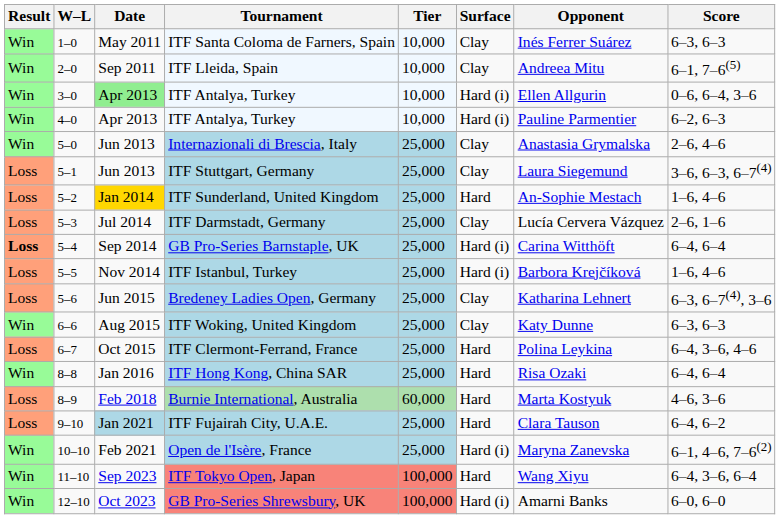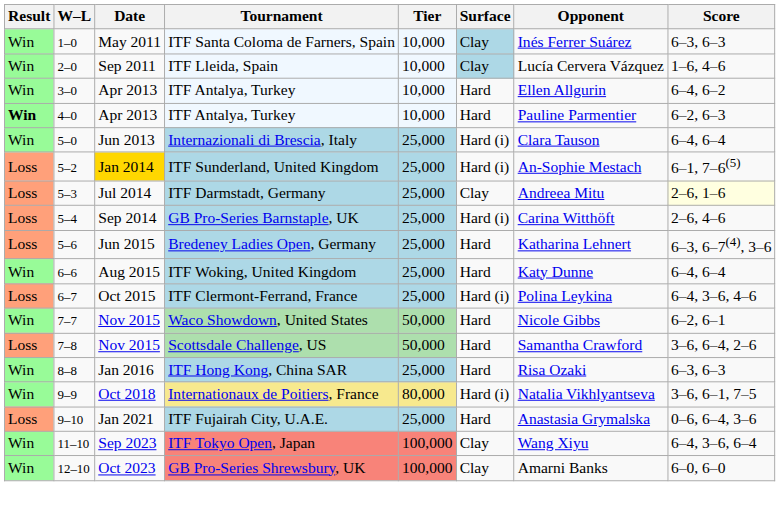(474, 41) no background -> (474, 41) lightblue background
(474, 68) no background -> (474, 66) lightblue background
(561, 68) Andreea Mitu -> (591, 66) Lucía Cervera Vázquez
(706, 68) 6–1, 7–6(5) -> (698, 66) 1–6, 4–6
(128, 94) lightgreen background -> (128, 90) no background
(484, 94) Hard (i) -> (475, 90) Hard
(714, 94) 0–6, 6–4, 3–6 -> (698, 90) 6–4, 6–2
(21, 119) normal -> (22, 115) bold
(484, 119) Hard (i) -> (475, 115) Hard
(474, 144) Clay -> (484, 139) Hard (i)
(584, 144) Anastasia Grymalska -> (559, 139) Clara Tauson
(698, 144) 2–6, 4–6 -> (698, 139) 6–4, 6–4
- row: (67, 171)
(475, 197) Hard -> (484, 166) Hard (i)
(698, 197) 1–6, 4–6 -> (706, 166) 6–1, 7–6(5)
(591, 222) Lucía Cervera Vázquez -> (561, 193) Andreea Mitu
(698, 222) no background -> (698, 193) lightyellow background
(23, 246) bold -> (23, 217) normal
(698, 246) 6–4, 6–4 -> (698, 217) 2–6, 4–6
- row: (67, 272)
(474, 298) Clay -> (475, 244) Hard
(474, 324) Clay -> (475, 271) Hard
(698, 324) 6–3, 6–3 -> (698, 271) 6–4, 6–4
(475, 349) Hard -> (484, 295) Hard (i)
+ row: (67, 321)
+ row: (67, 346)
(698, 373) 6–4, 6–4 -> (698, 369) 6–3, 6–3
- row: (67, 399)
+ row: (67, 395)
(126, 423) lightblue background -> (126, 419) no background
(559, 423) Clara Tauson -> (584, 419) Anastasia Grymalska
(698, 423) 6–4, 6–2 -> (714, 419) 0–6, 6–4, 3–6
- row: (74, 450)
(475, 476) Hard -> (474, 443) Clay
(484, 501) Hard (i) -> (474, 468) Clay
